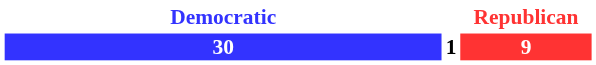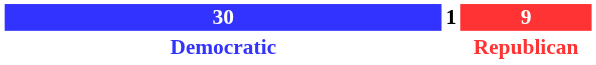rows swapped: (223, 46) <-> (223, 17)
